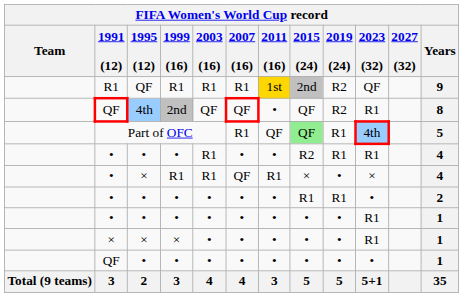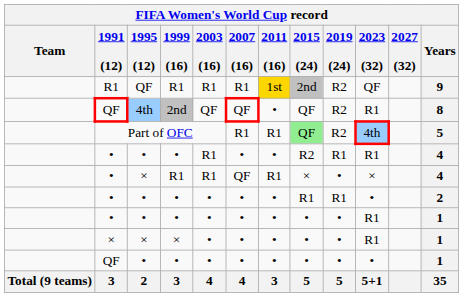(274, 132) QF -> (274, 132) R1
(339, 132) R1 -> (339, 132) R2
